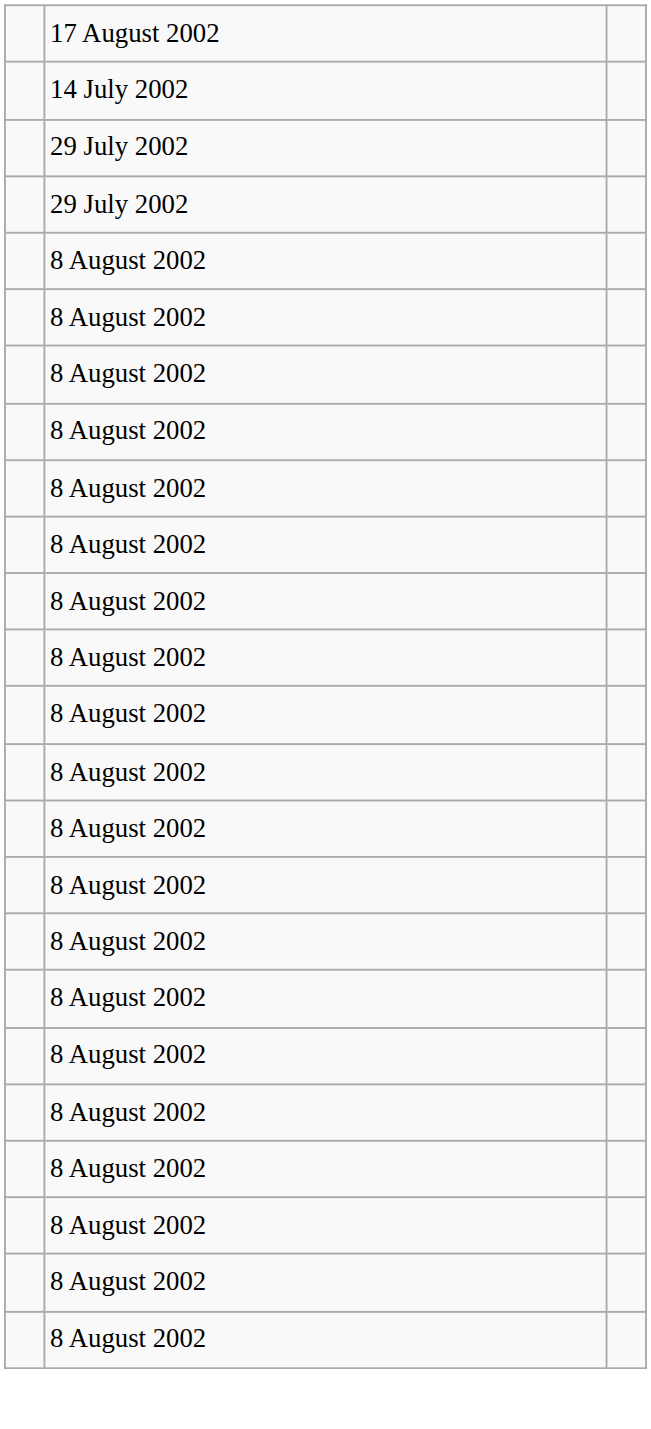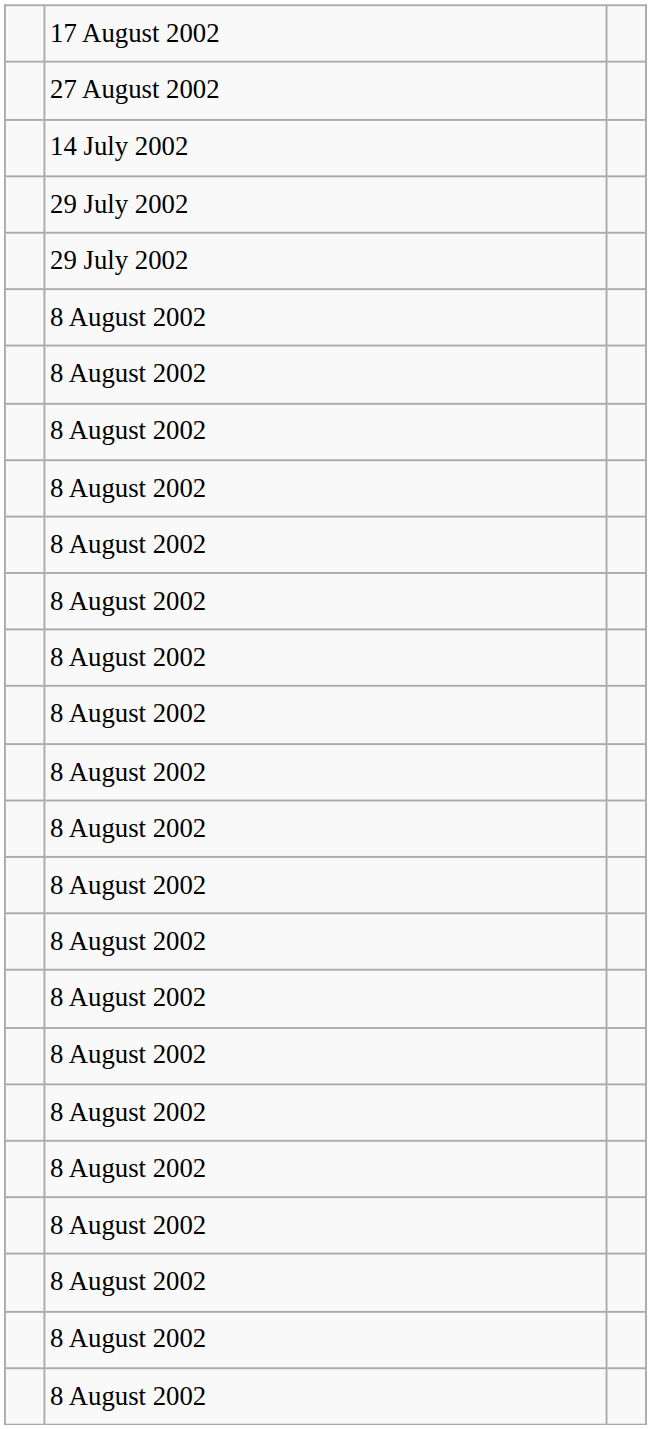+ row: (24, 91)
